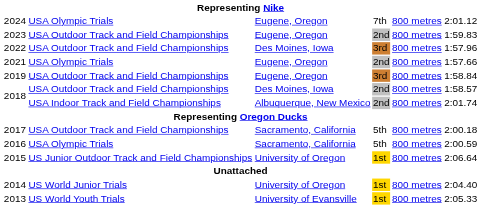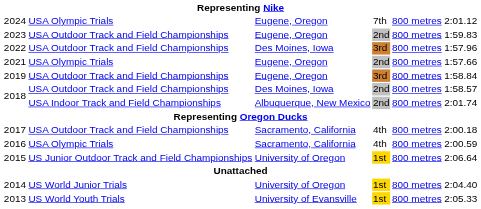(380, 130) 5th -> (380, 130) 4th
(380, 144) 5th -> (380, 144) 4th
